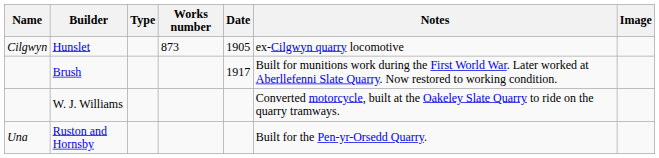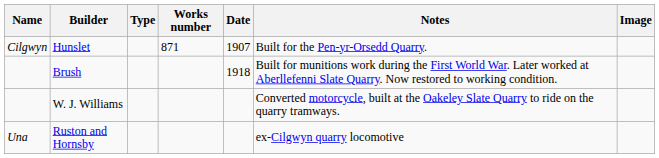(170, 46) 873 -> (170, 46) 871
(238, 46) 1905 -> (238, 46) 1907
(330, 46) ex-Cilgwyn quarry locomotive -> (341, 46) Built for the Pen-yr-Orsedd Quarry.
(238, 72) 1917 -> (238, 72) 1918
(341, 137) Built for the Pen-yr-Orsedd Quarry. -> (330, 137) ex-Cilgwyn quarry locomotive
